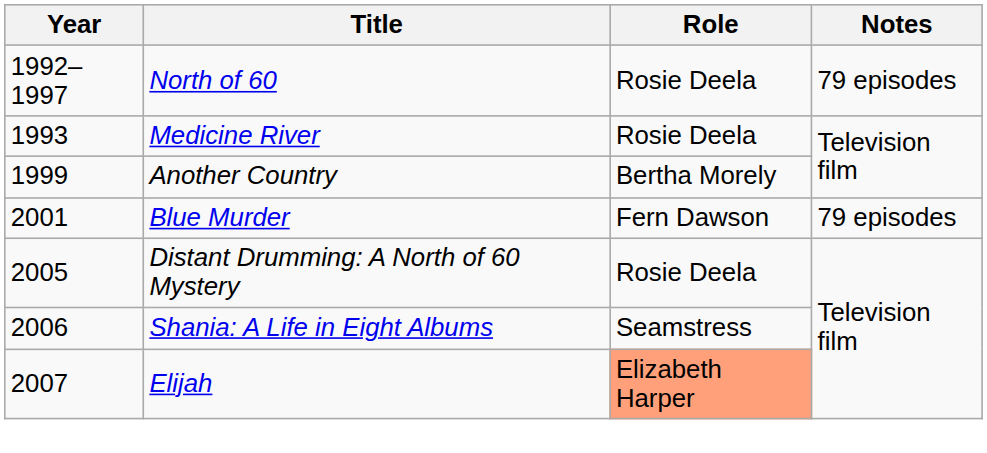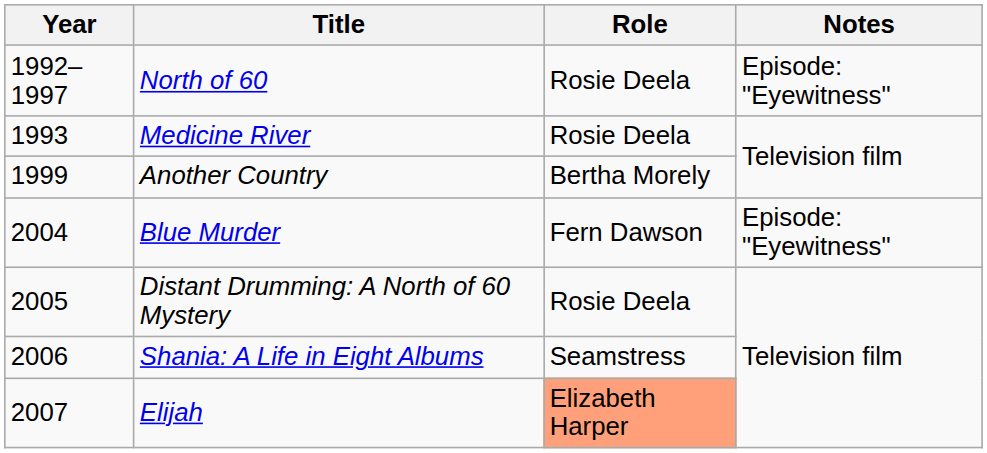(887, 80) 79 episodes -> (816, 80) Episode: "Eyewitness"
(39, 217) 2001 -> (39, 231) 2004
(887, 217) 79 episodes -> (816, 231) Episode: "Eyewitness"
